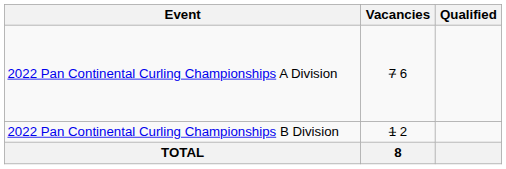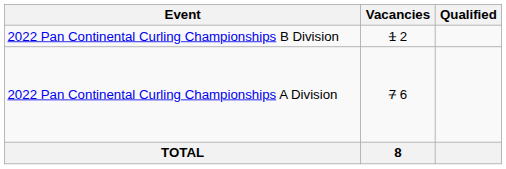rows swapped: (172, 73) <-> (173, 131)
